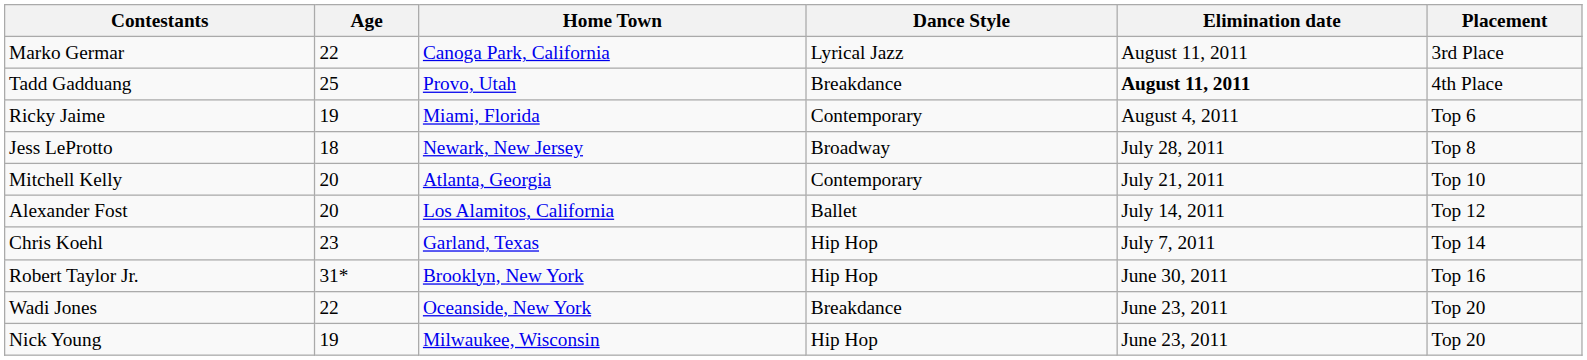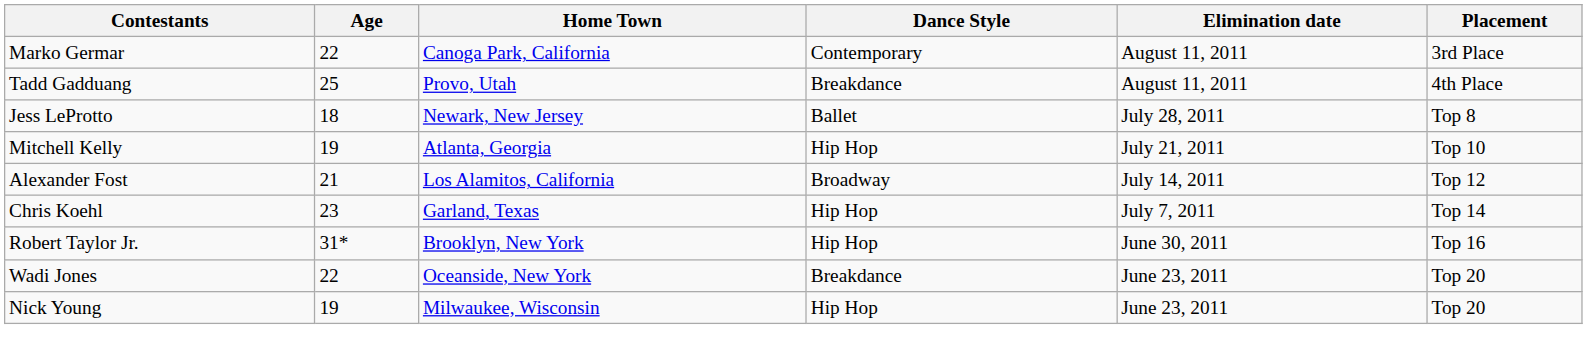(857, 52) Lyrical Jazz -> (867, 52) Contemporary
(1186, 84) bold -> (1184, 84) normal
- row: (57, 116)
(850, 147) Broadway -> (834, 116) Ballet
(329, 179) 20 -> (329, 147) 19
(867, 179) Contemporary -> (844, 147) Hip Hop
(329, 211) 20 -> (329, 179) 21
(834, 211) Ballet -> (850, 179) Broadway
